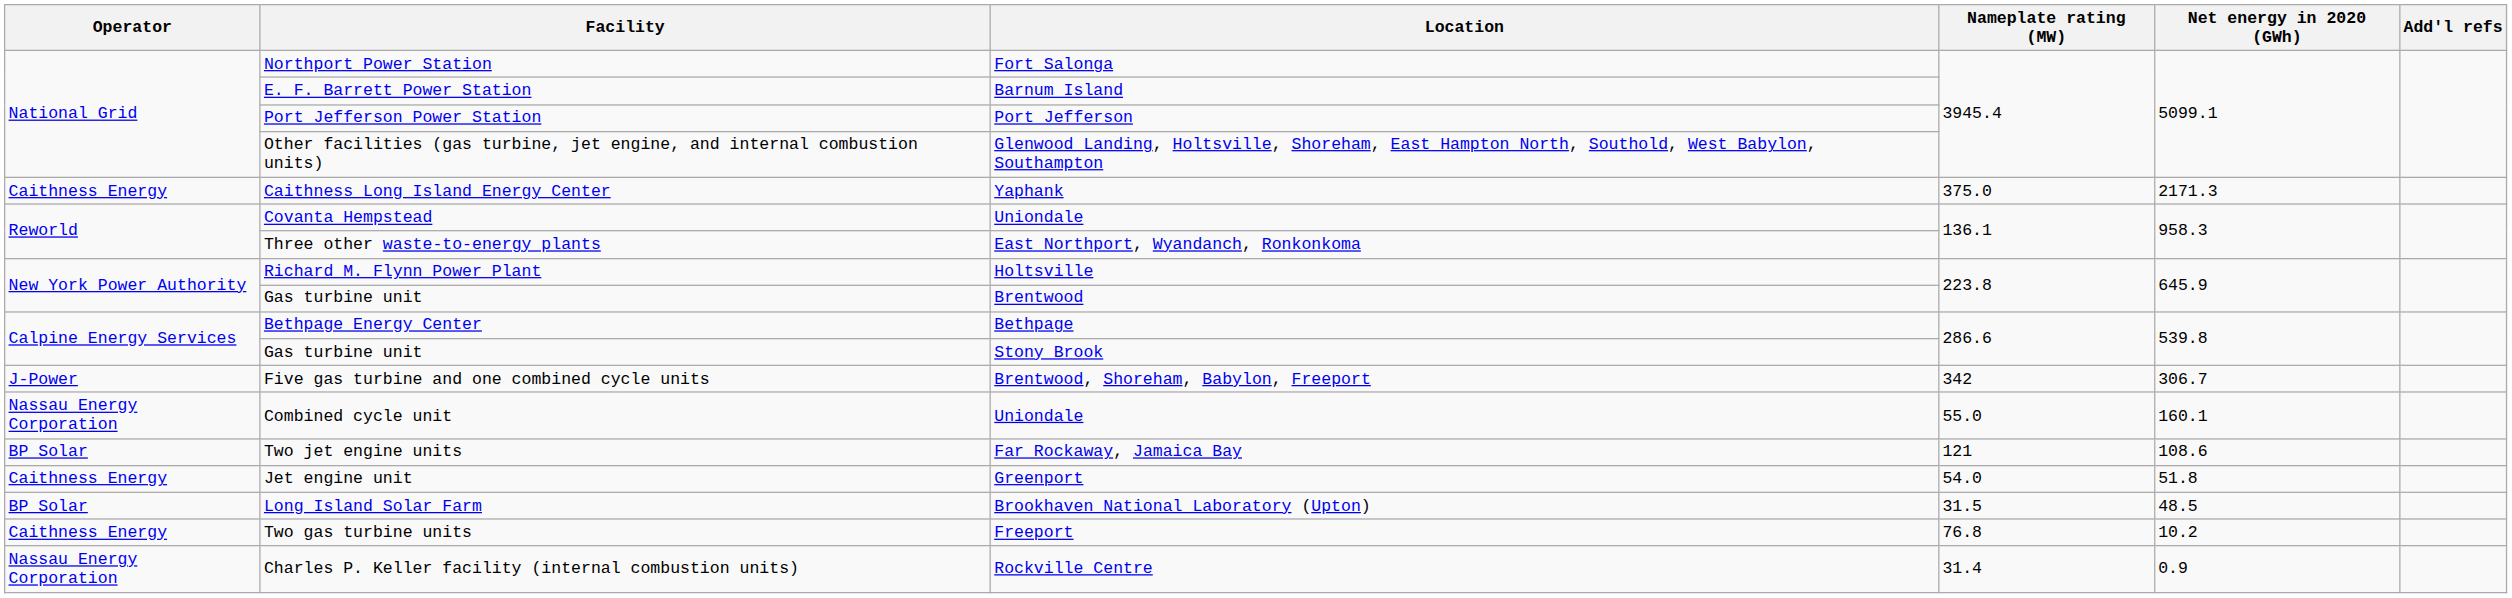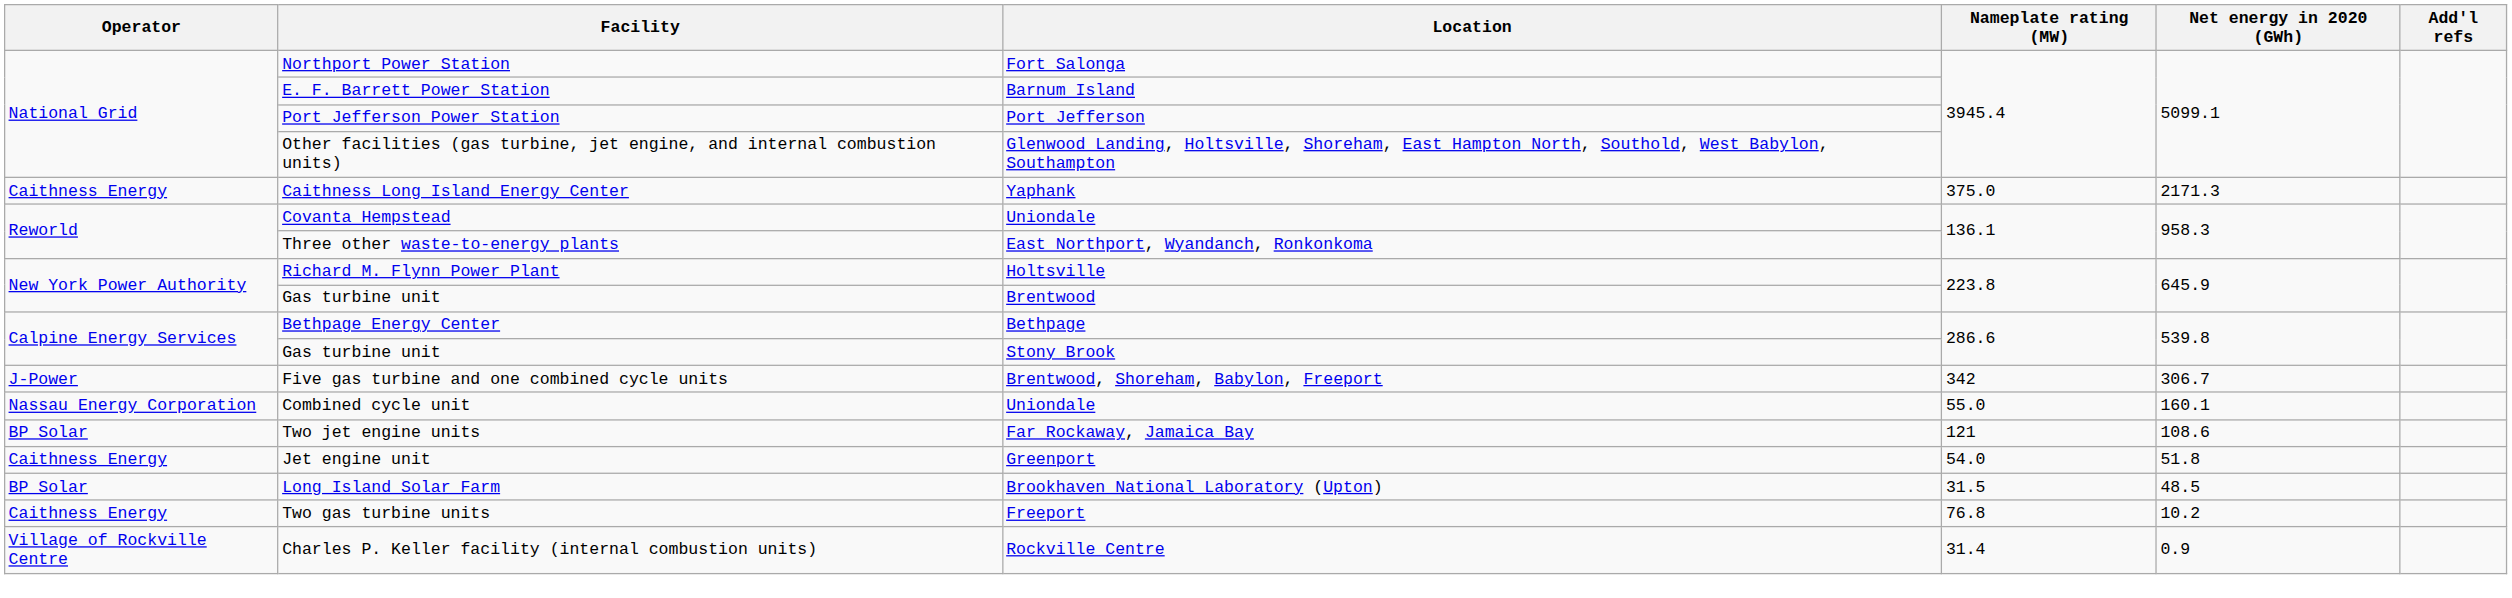(73, 569) Nassau Energy Corporation -> (108, 550) Village of Rockville Centre
